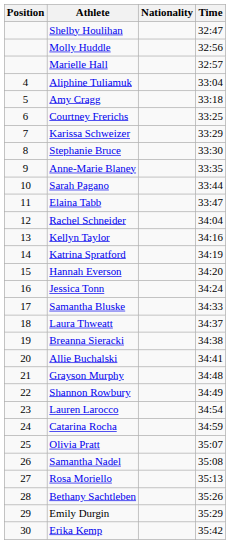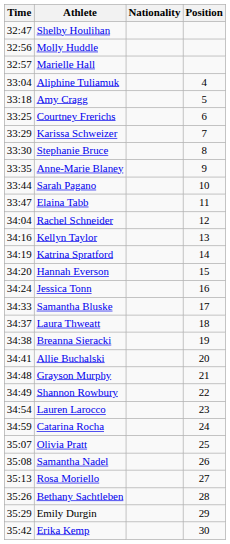columns swapped: (26, 13) <-> (210, 13)
